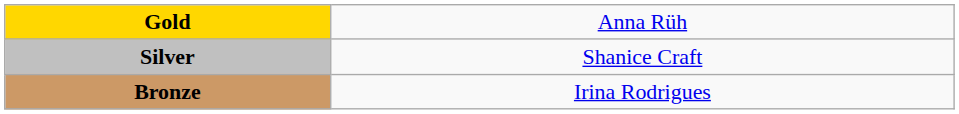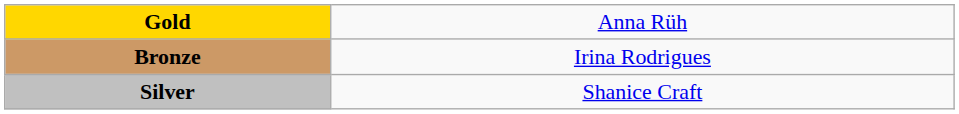rows swapped: (167, 56) <-> (167, 91)
